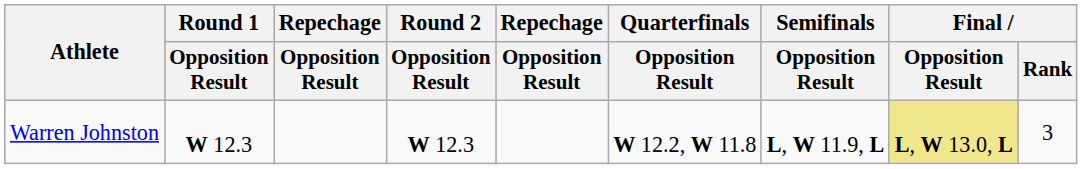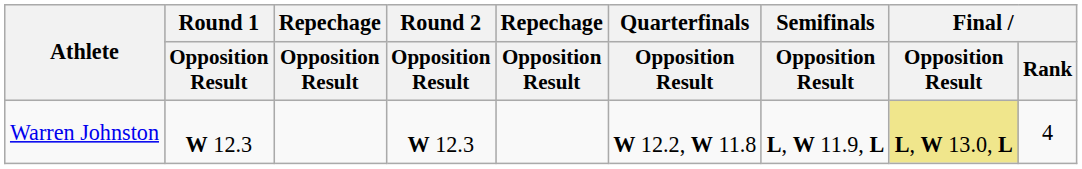(1048, 132) 3 -> (1048, 132) 4
